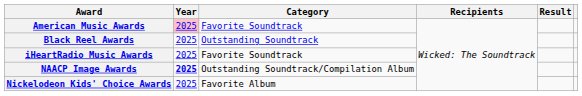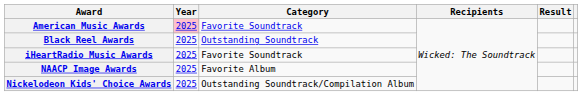(186, 69) bold -> (186, 69) normal
(308, 69) Outstanding Soundtrack/Compilation Album -> (238, 69) Favorite Album
(238, 84) Favorite Album -> (308, 84) Outstanding Soundtrack/Compilation Album
